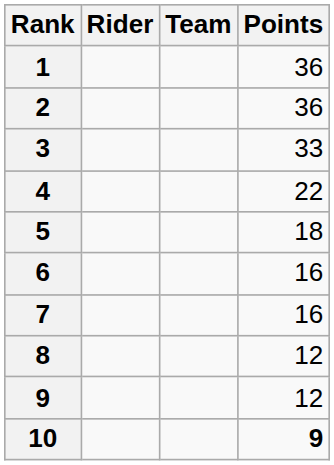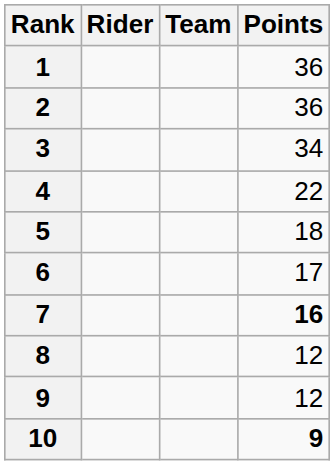(309, 149) 33 -> (309, 149) 34
(309, 273) 16 -> (309, 273) 17
(309, 314) normal -> (309, 314) bold
